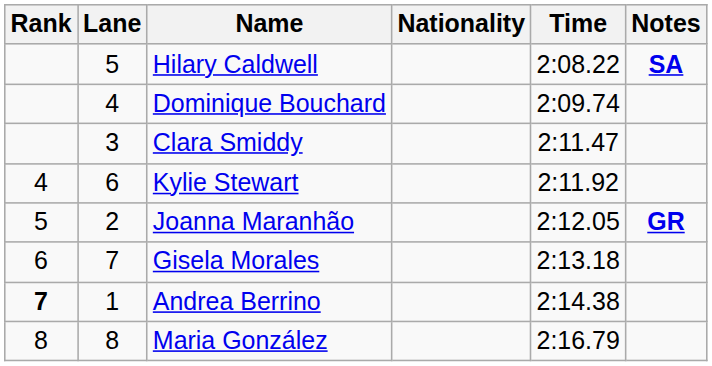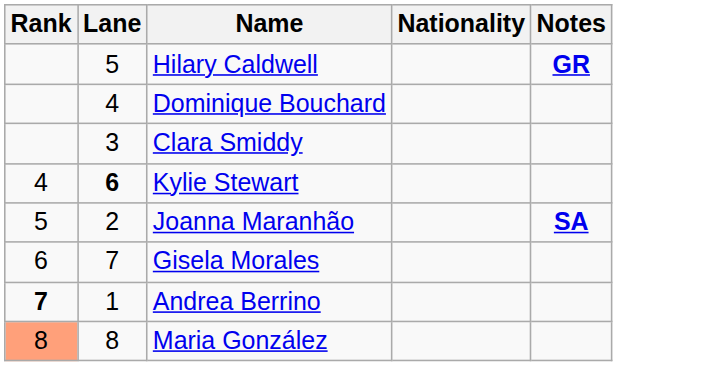- column: (578, 24)
(666, 63) SA -> (571, 63) GR
(112, 182) normal -> (112, 182) bold
(666, 222) GR -> (571, 222) SA
(41, 340) no background -> (41, 340) lightsalmon background
